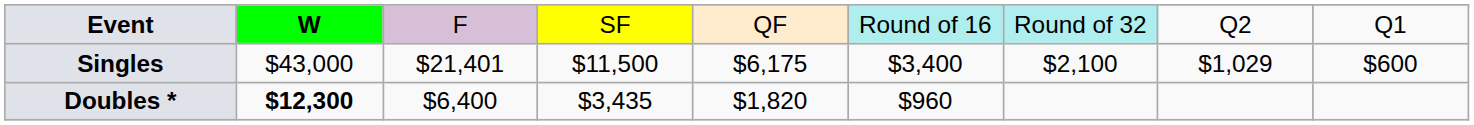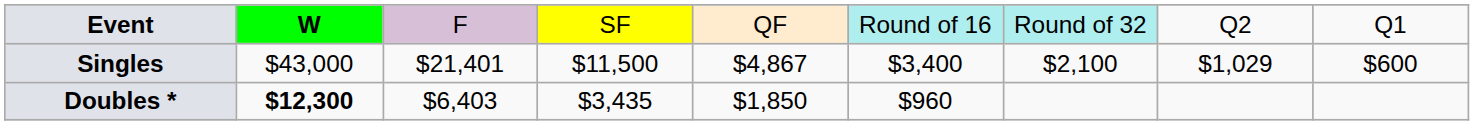(770, 63) $6,175 -> (770, 63) $4,867
(460, 101) $6,400 -> (460, 101) $6,403
(770, 101) $1,820 -> (770, 101) $1,850
